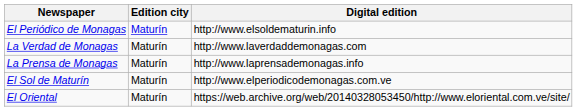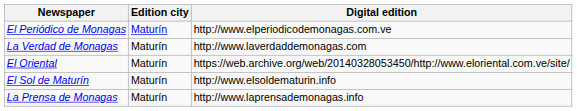(265, 30) http://www.elsoldematurin.info -> (293, 30) http://www.elperiodicodemonagas.com.ve
rows swapped: (62, 64) <-> (32, 98)
(293, 81) http://www.elperiodicodemonagas.com.ve -> (265, 81) http://www.elsoldematurin.info
